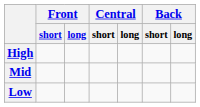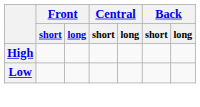- row: (20, 72)
